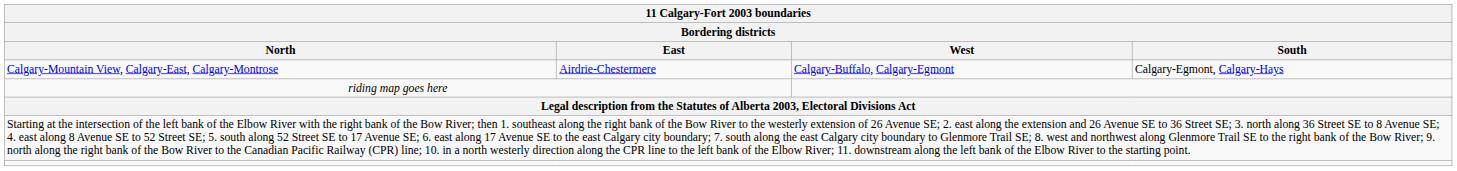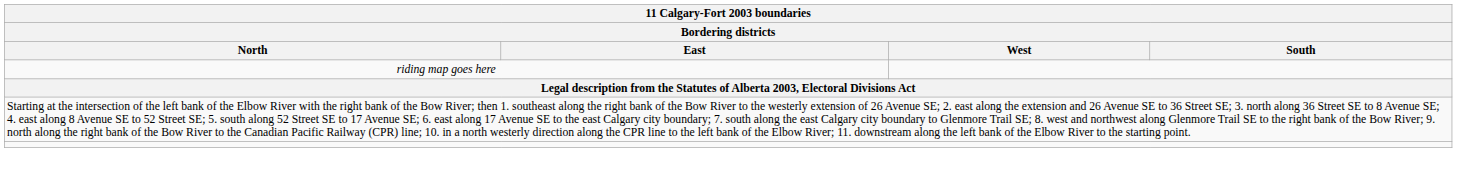- row: (143, 69)
